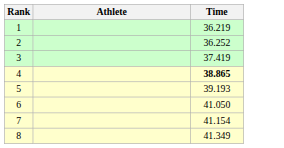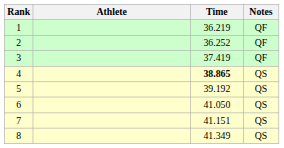+ column: (261, 12)
(217, 89) 39.193 -> (217, 89) 39.192
(217, 120) 41.154 -> (217, 120) 41.151
